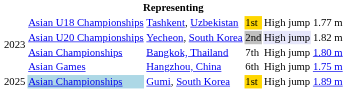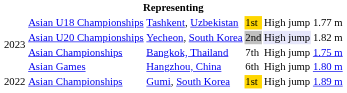(328, 52) 1.80 m -> (328, 52) 1.75 m
(328, 67) 1.75 m -> (328, 67) 1.80 m
(15, 81) 2025 -> (15, 81) 2022
(75, 81) lightblue background -> (75, 81) no background
